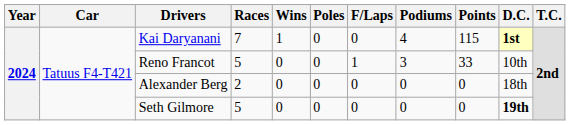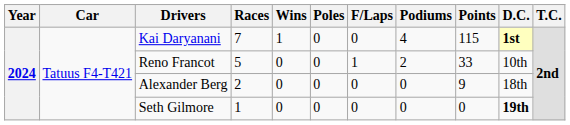(403, 61) 3 -> (403, 61) 2
(462, 84) 0 -> (462, 84) 9
(238, 108) 5 -> (238, 108) 1
